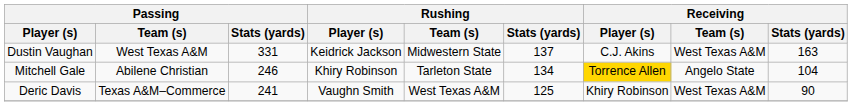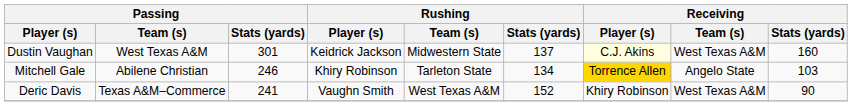(268, 52) 331 -> (268, 52) 301
(627, 52) no background -> (627, 52) lightyellow background
(808, 52) 163 -> (808, 52) 160
(808, 71) 104 -> (808, 71) 103
(544, 91) 125 -> (544, 91) 152
